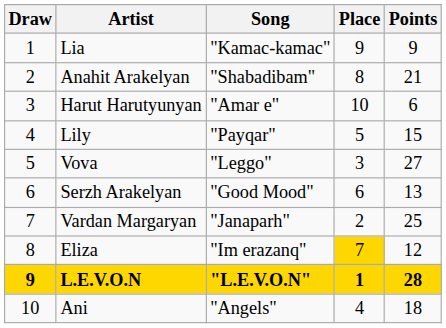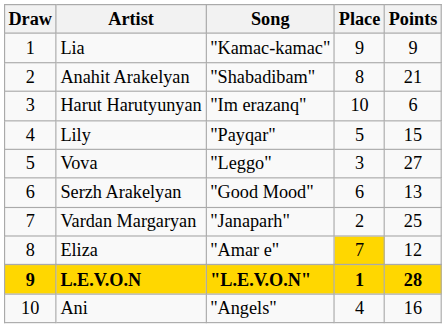(245, 105) "Amar e" -> (258, 105) "Im erazanq"
(258, 250) "Im erazanq" -> (245, 250) "Amar e"
(413, 308) 18 -> (413, 308) 16
